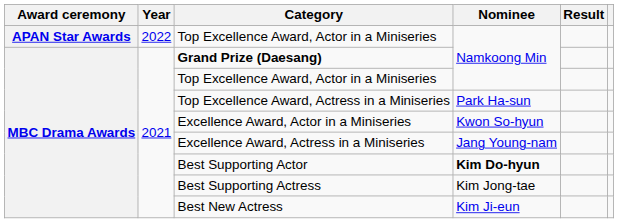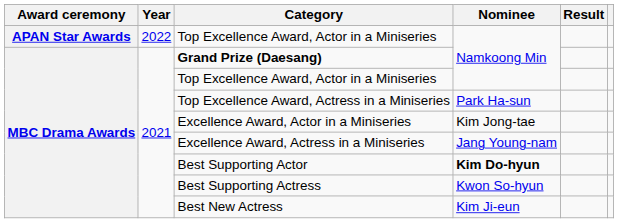(500, 121) Kwon So-hyun -> (496, 121) Kim Jong-tae
(496, 185) Kim Jong-tae -> (500, 185) Kwon So-hyun
